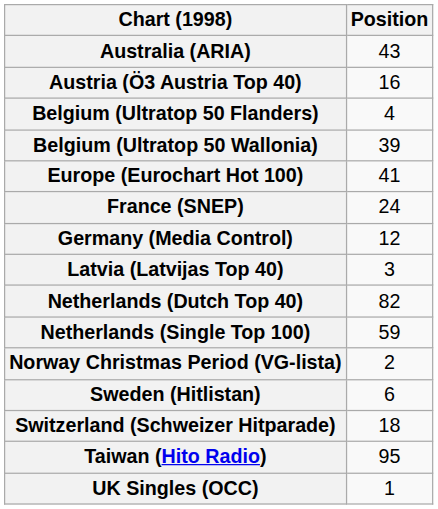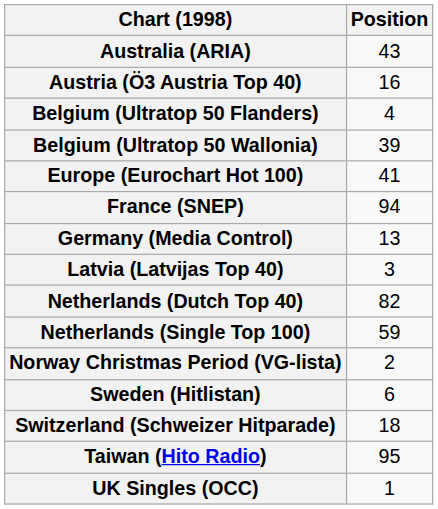(389, 207) 24 -> (389, 207) 94
(389, 238) 12 -> (389, 238) 13
